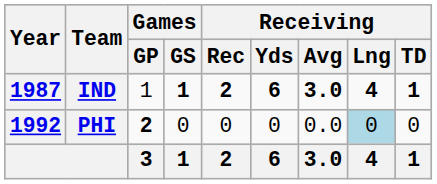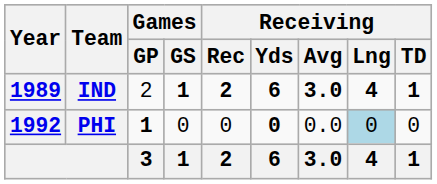(35, 92) 1987 -> (35, 92) 1989
(146, 92) 1 -> (146, 92) 2
(146, 126) 2 -> (146, 126) 1
(274, 126) normal -> (274, 126) bold
